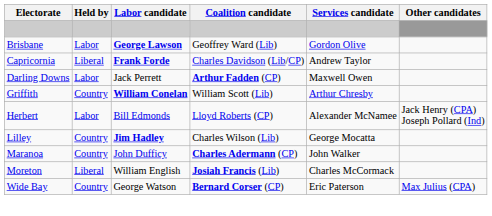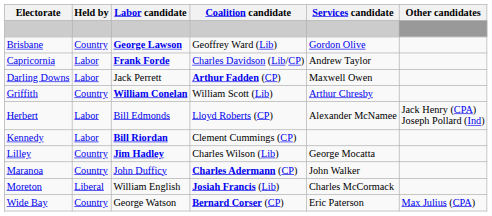(86, 45) Labor -> (91, 45) Country
(89, 61) Liberal -> (86, 61) Labor
+ row: (25, 137)
